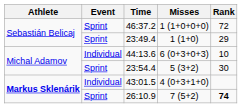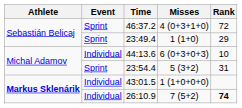(184, 26) 1 (1+0+0+0) -> (184, 26) 4 (0+3+1+0)
(224, 68) 30 -> (224, 68) 31
(184, 82) 4 (0+3+1+0) -> (184, 82) 1 (1+0+0+0)
(96, 96) Sprint -> (103, 96) Individual
